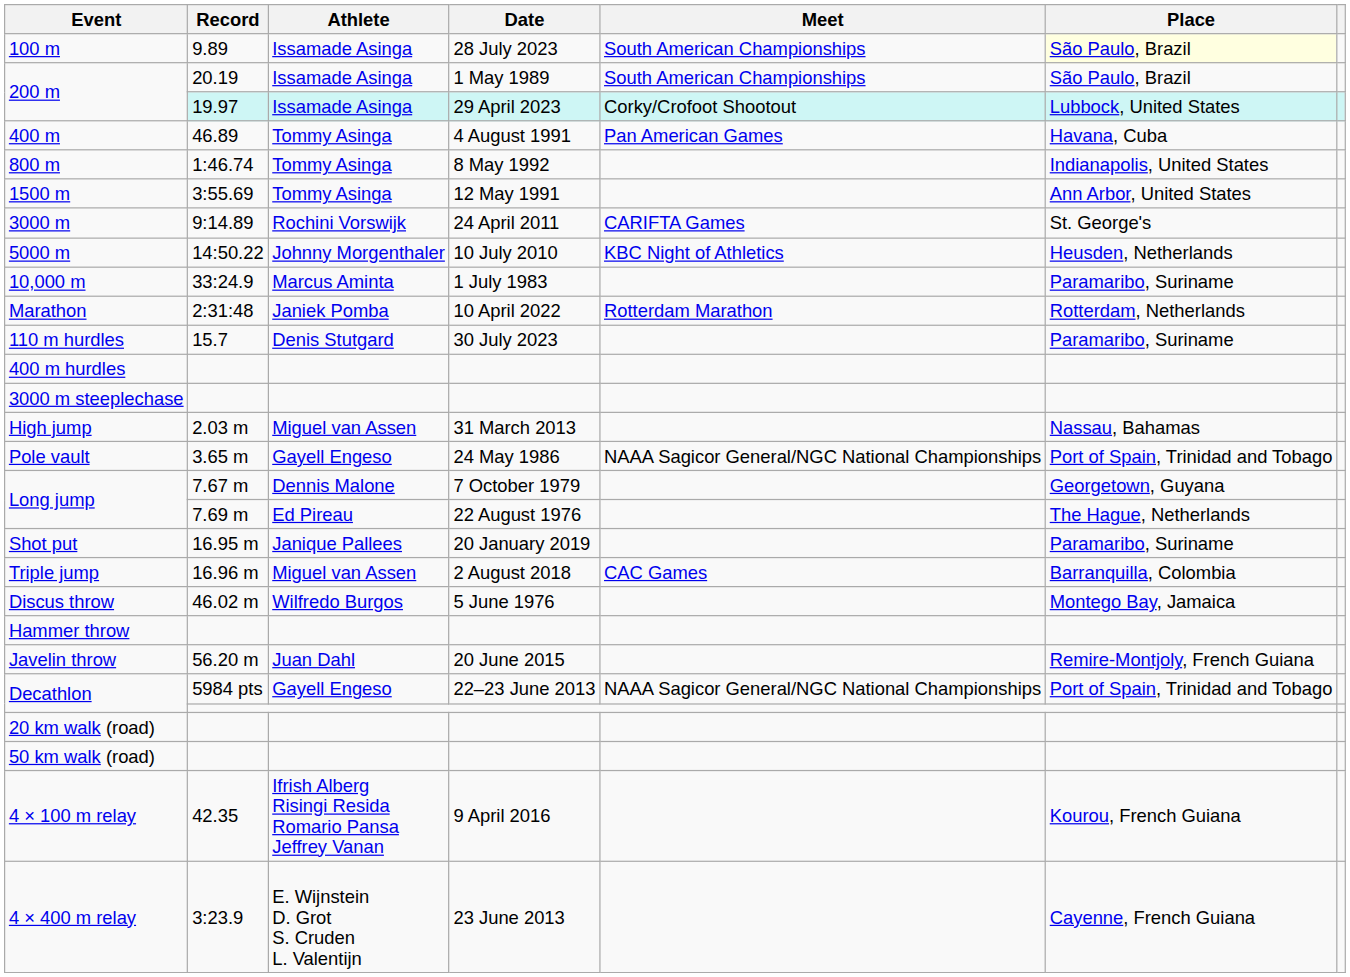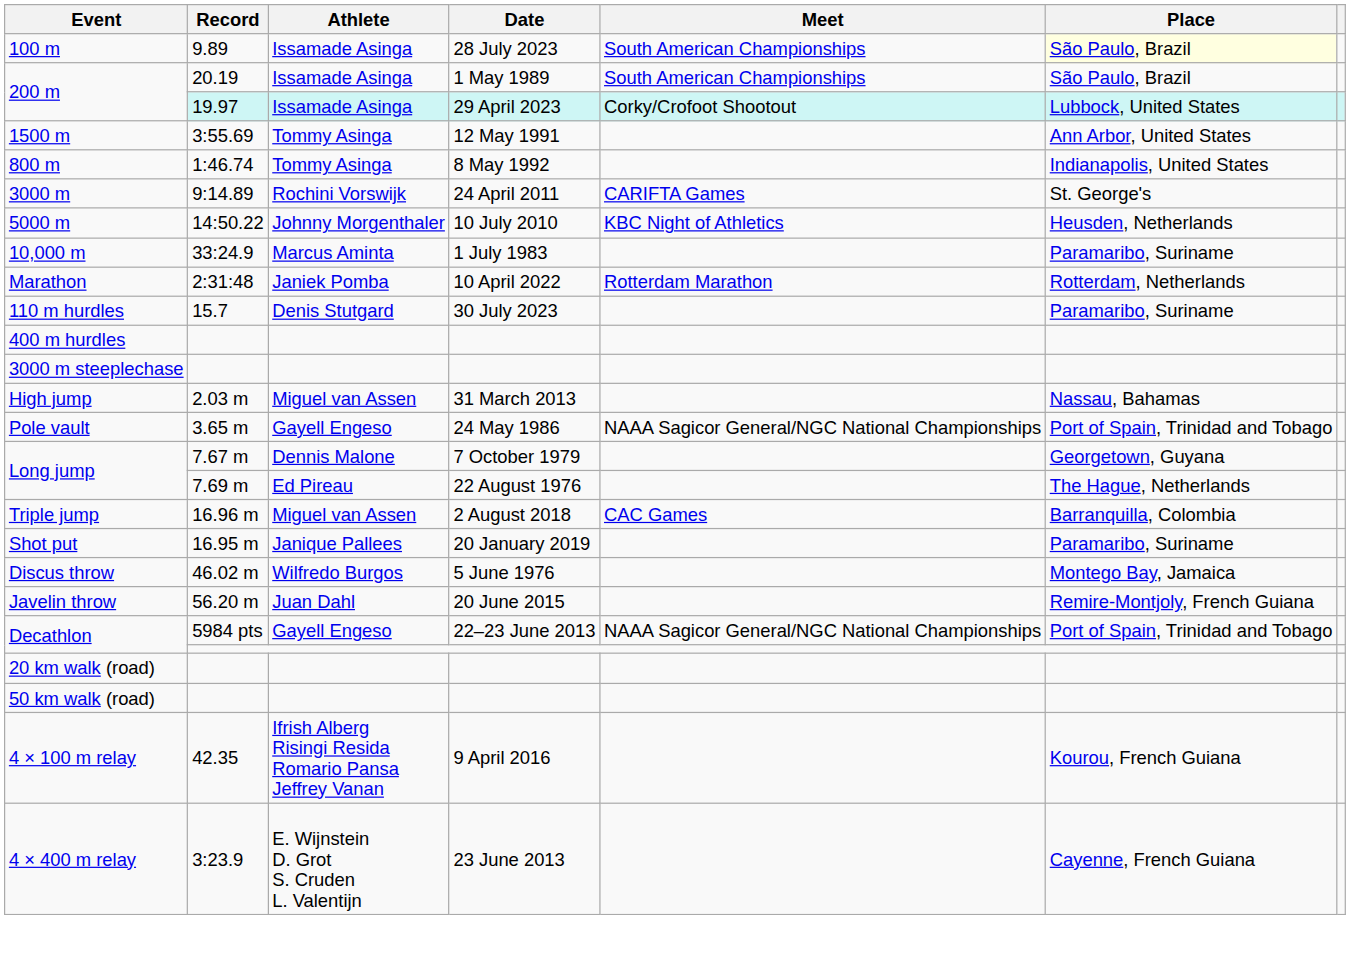- row: (34, 136)
rows swapped: (34, 165) <-> (40, 194)
rows swapped: (54, 573) <-> (43, 543)
- row: (69, 631)
